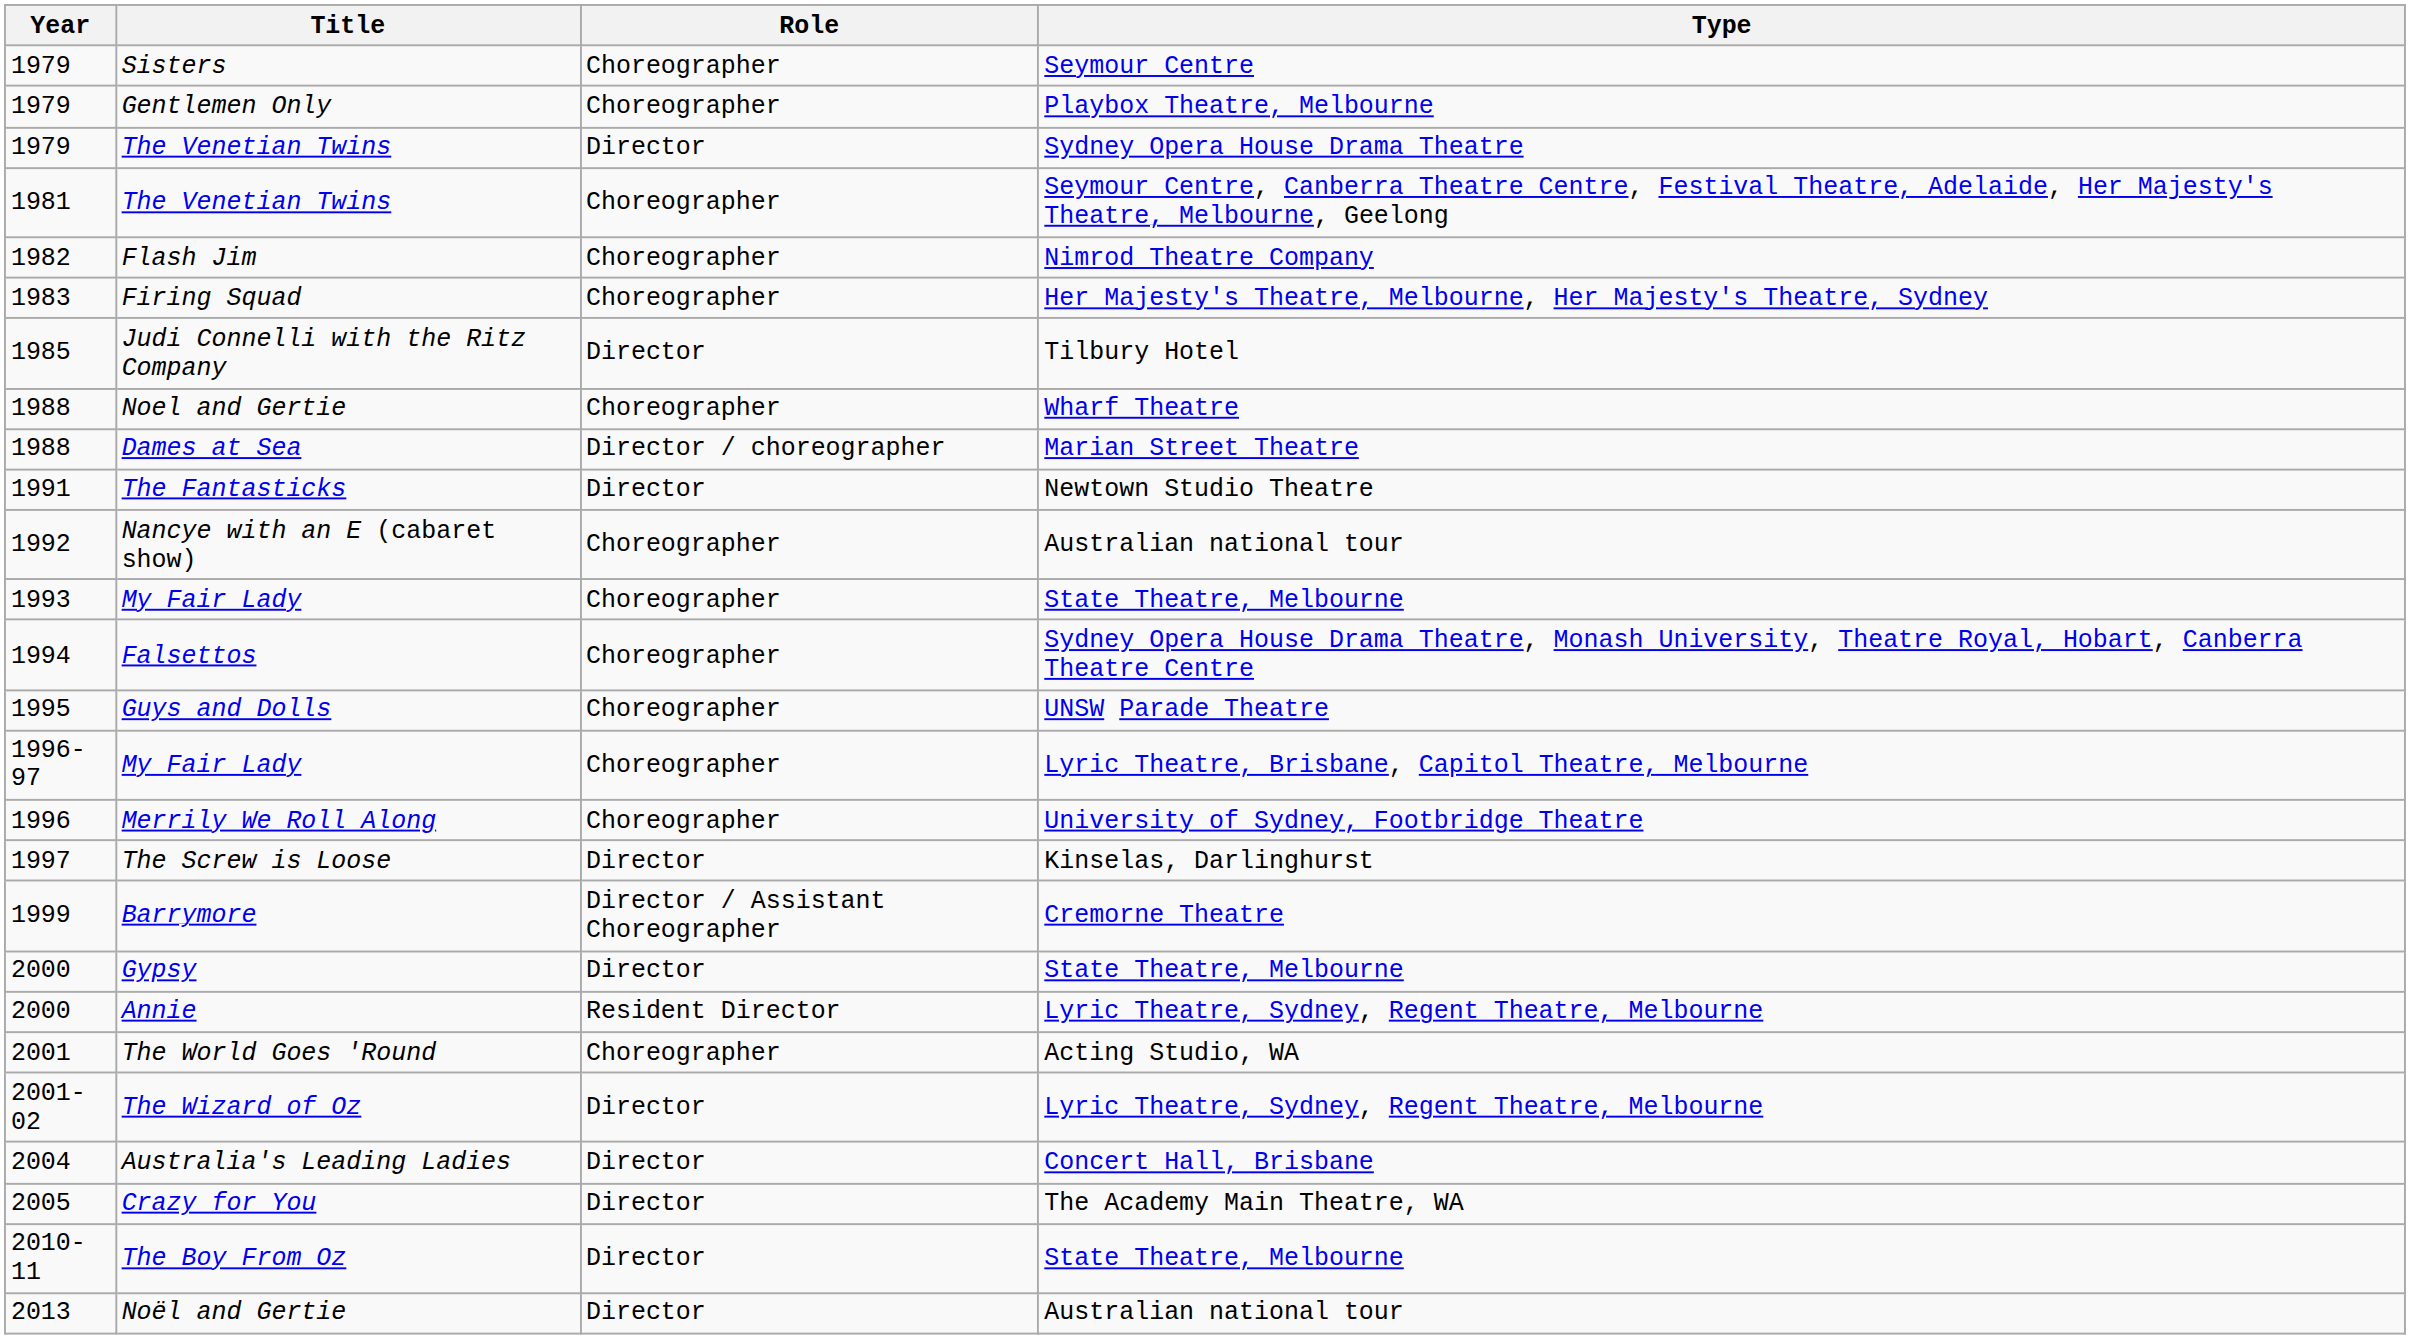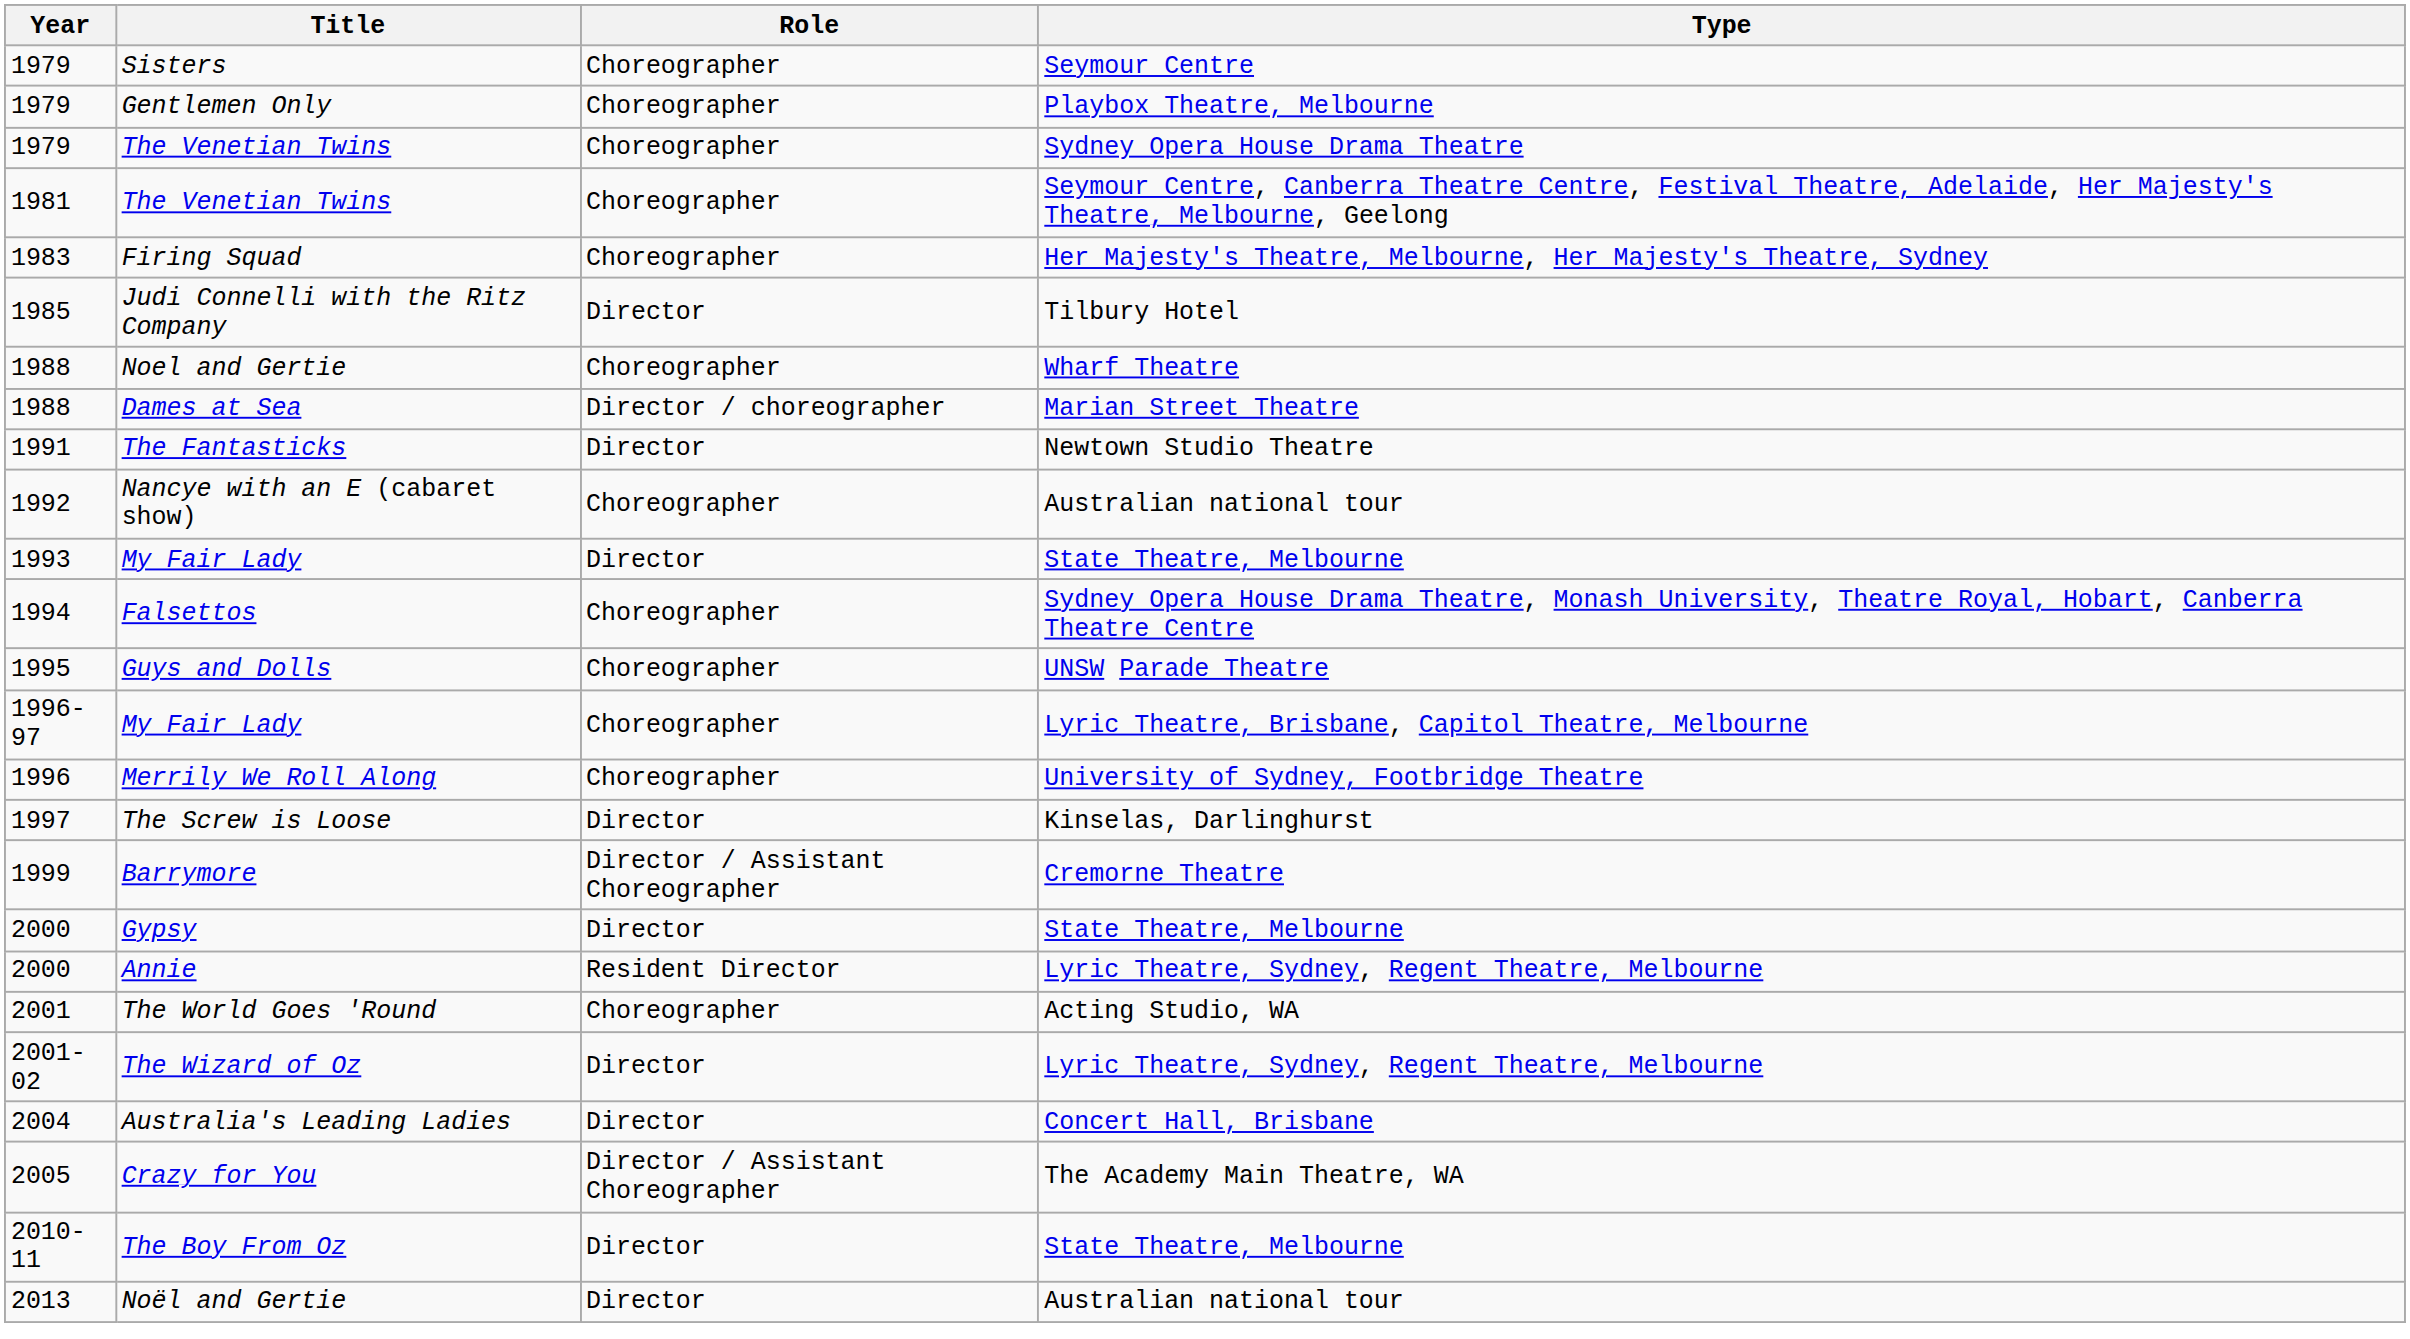(646, 147) Director -> (683, 147) Choreographer
- row: (41, 257)
(683, 600) Choreographer -> (646, 559) Director
(646, 1203) Director -> (736, 1177) Director / Assistant Choreographer
